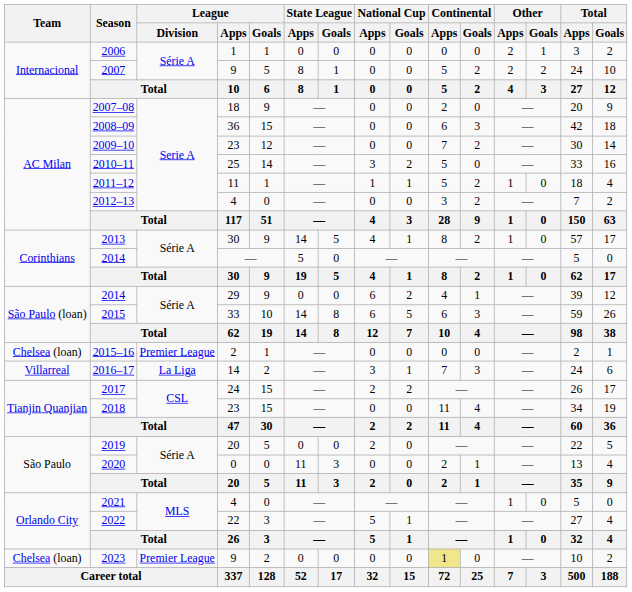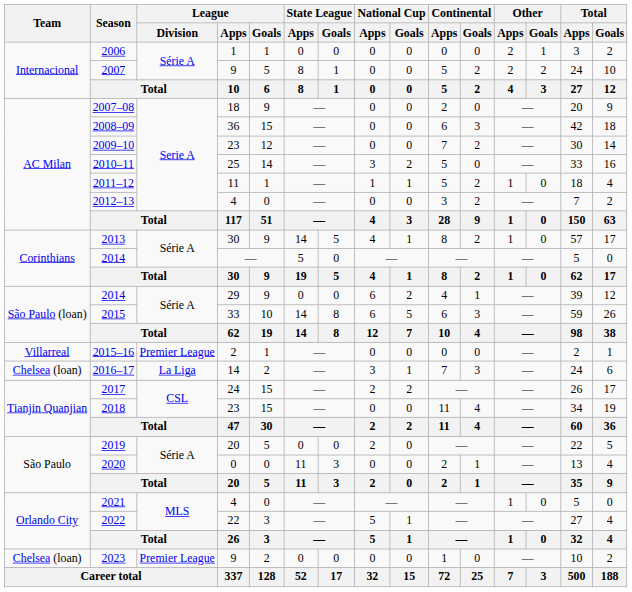(47, 351) Chelsea (loan) -> (47, 351) Villarreal
(47, 370) Villarreal -> (47, 370) Chelsea (loan)
(444, 558) khaki background -> (444, 558) no background
